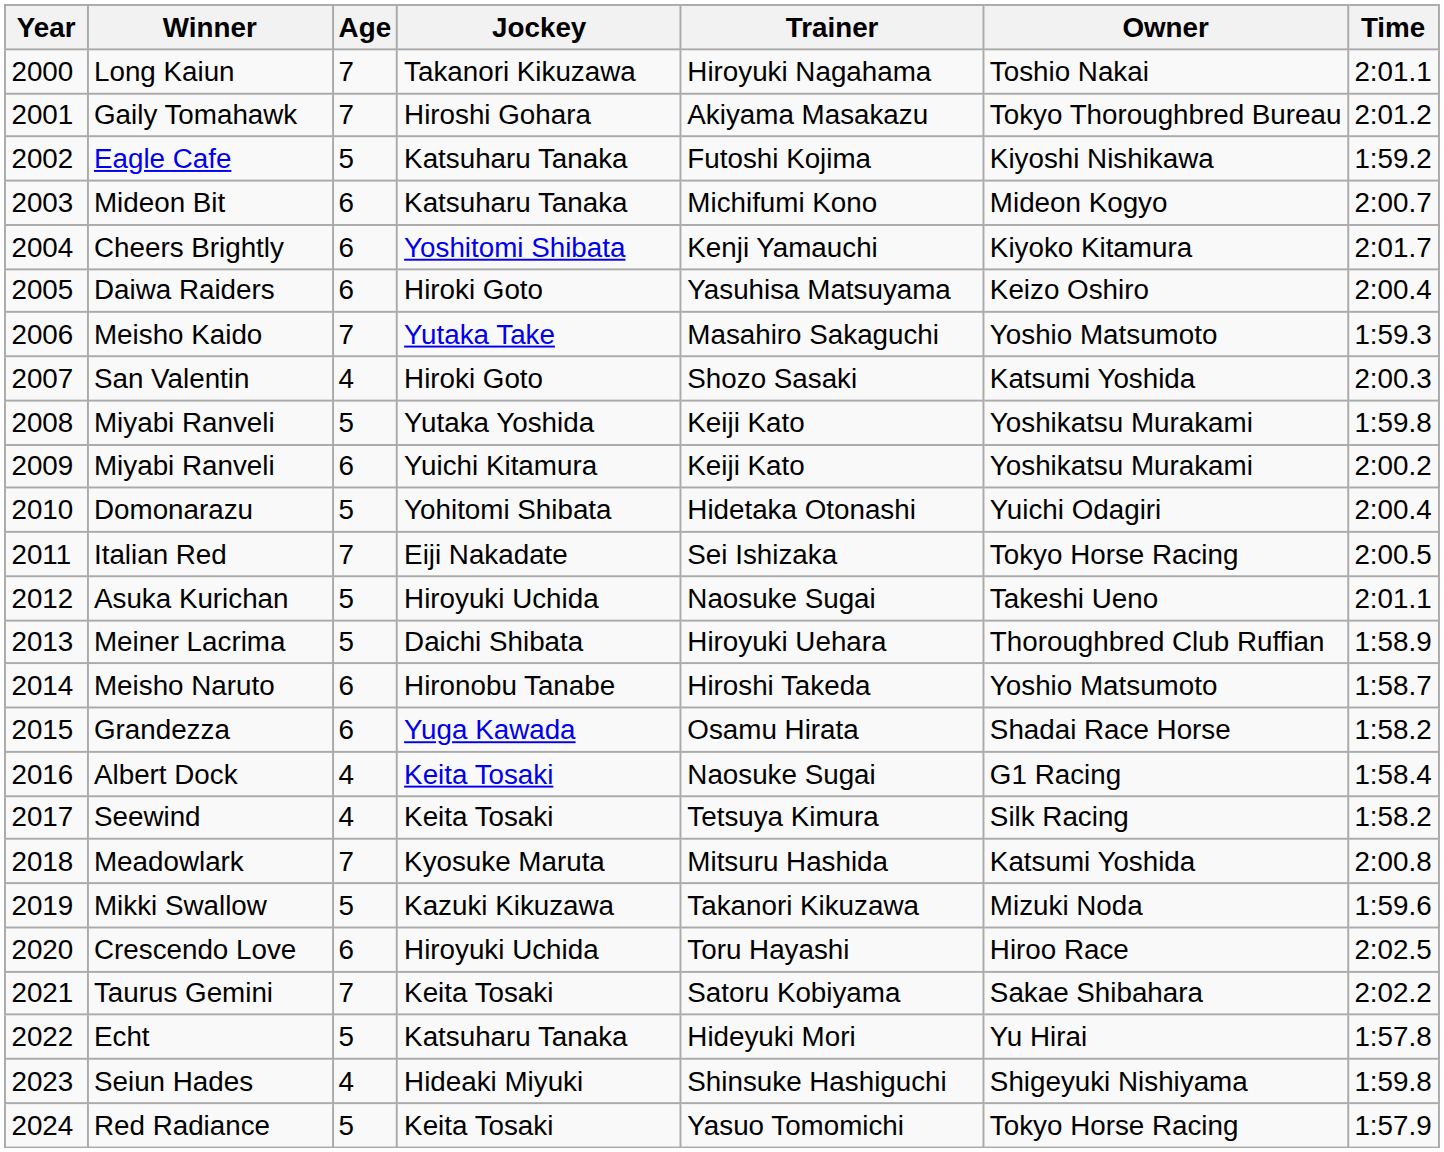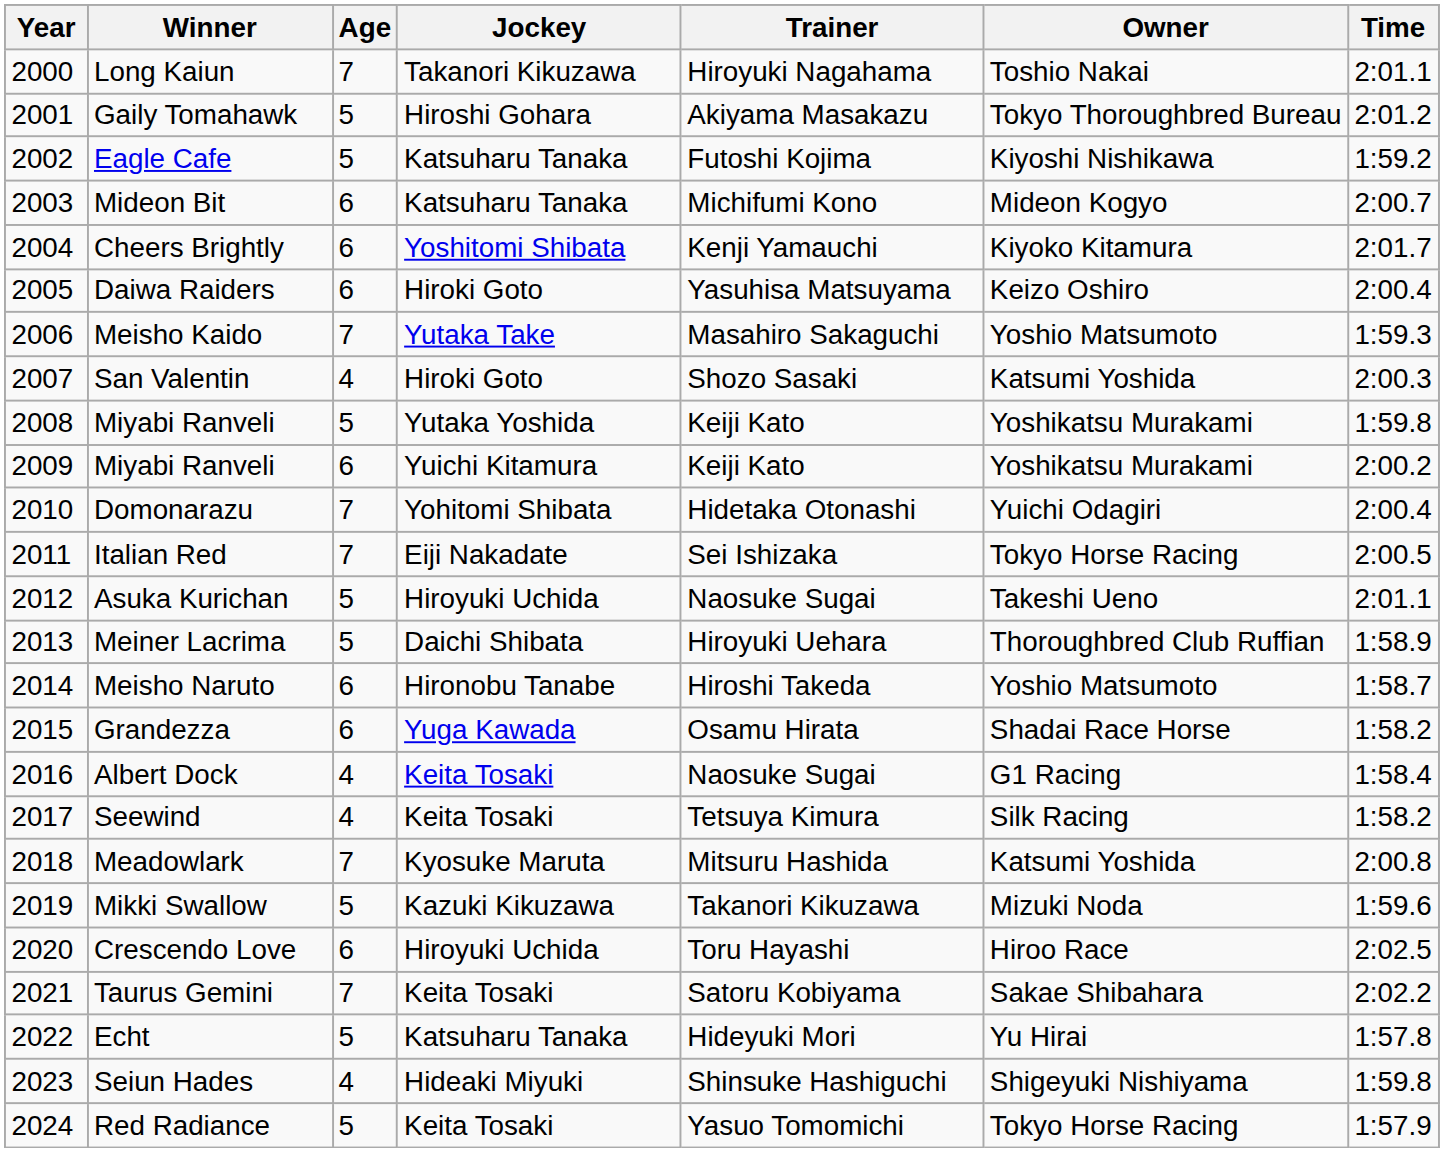(346, 115) 7 -> (346, 115) 5
(346, 510) 5 -> (346, 510) 7
